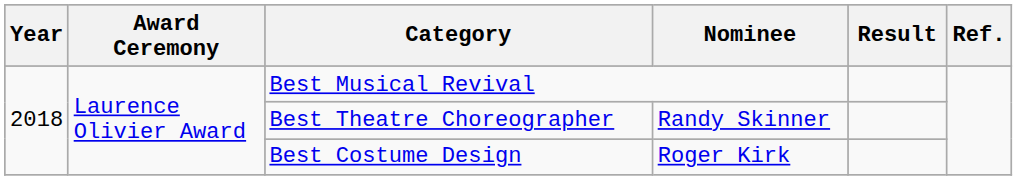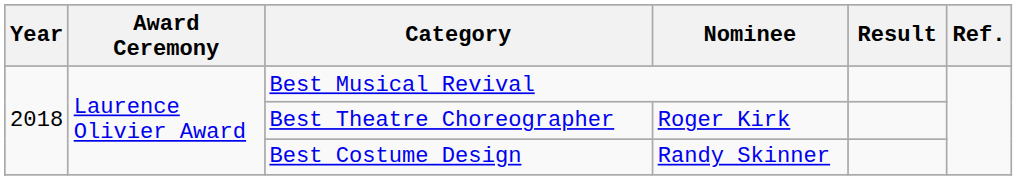(744, 120) Randy Skinner -> (724, 120) Roger Kirk
(724, 156) Roger Kirk -> (744, 156) Randy Skinner
